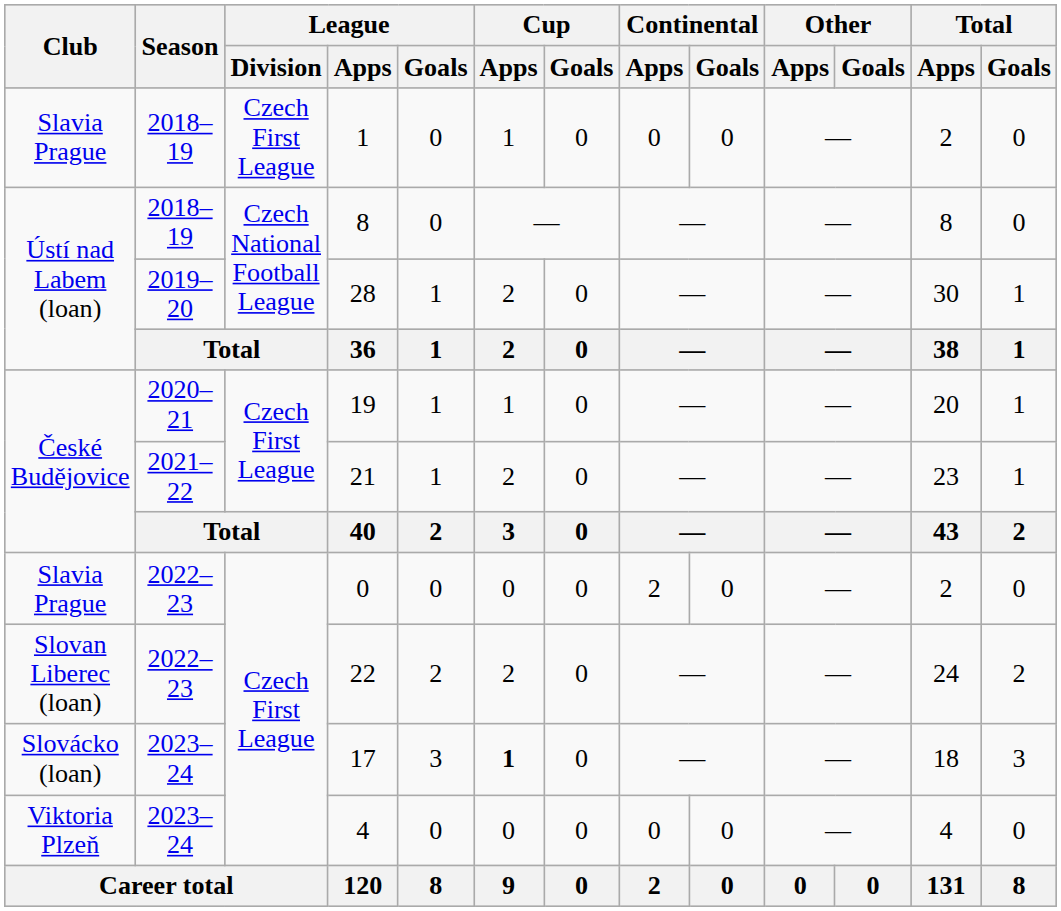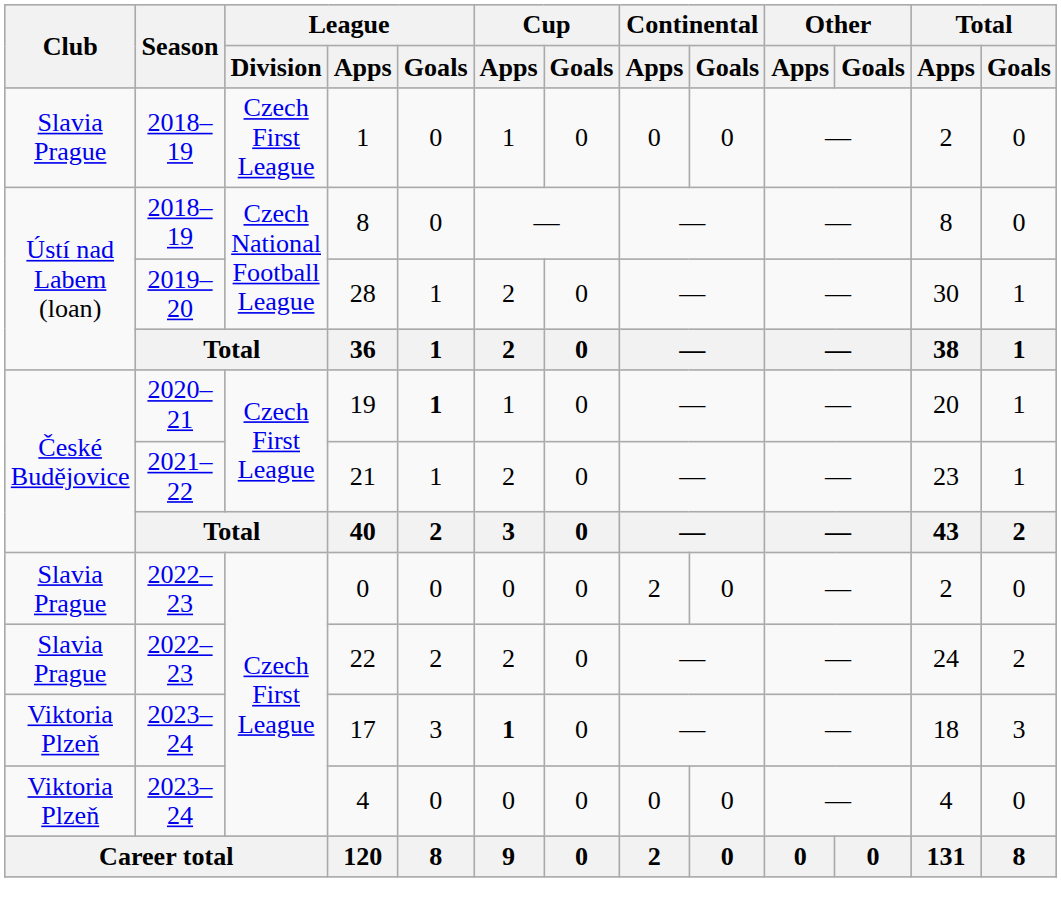(436, 405) normal -> (436, 405) bold
(70, 673) Slovan Liberec (loan) -> (70, 658) Slavia Prague
(70, 758) Slovácko (loan) -> (70, 729) Viktoria Plzeň
